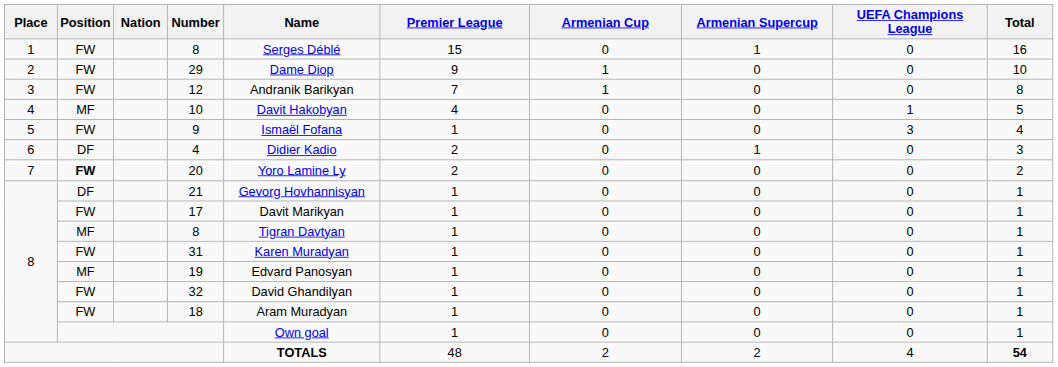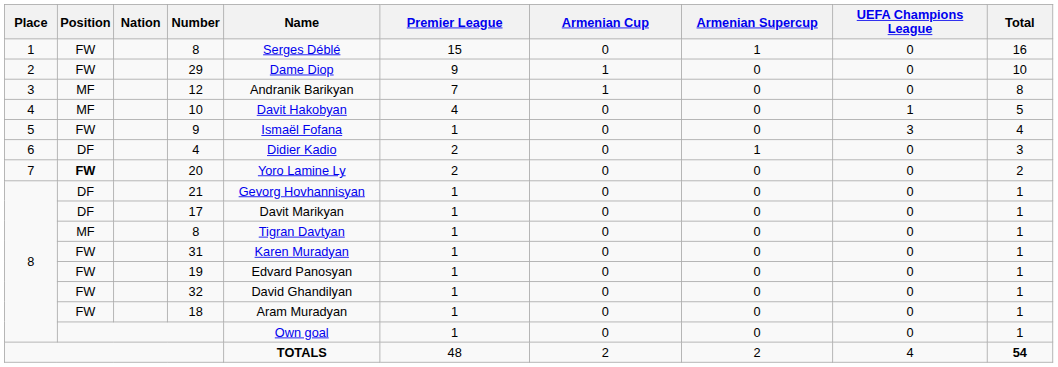(85, 90) FW -> (85, 90) MF
(85, 211) FW -> (85, 211) DF
(85, 272) MF -> (85, 272) FW
